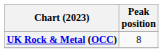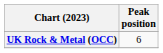(139, 39) 8 -> (139, 39) 6
